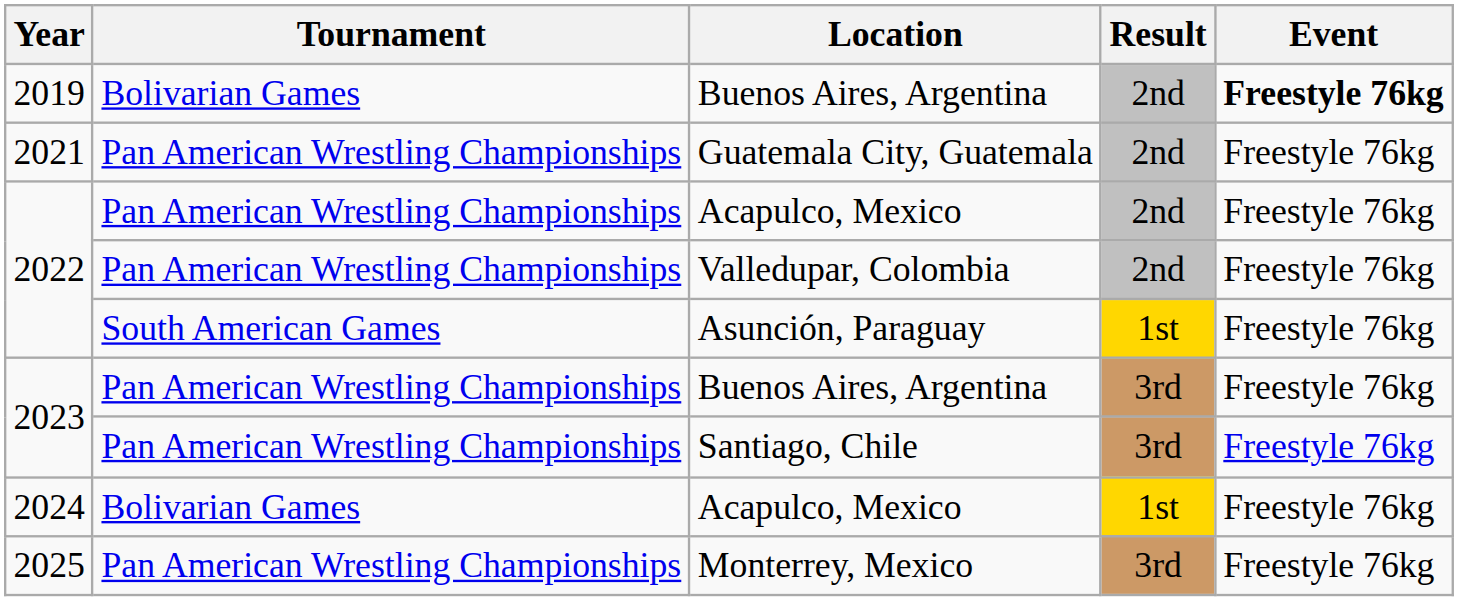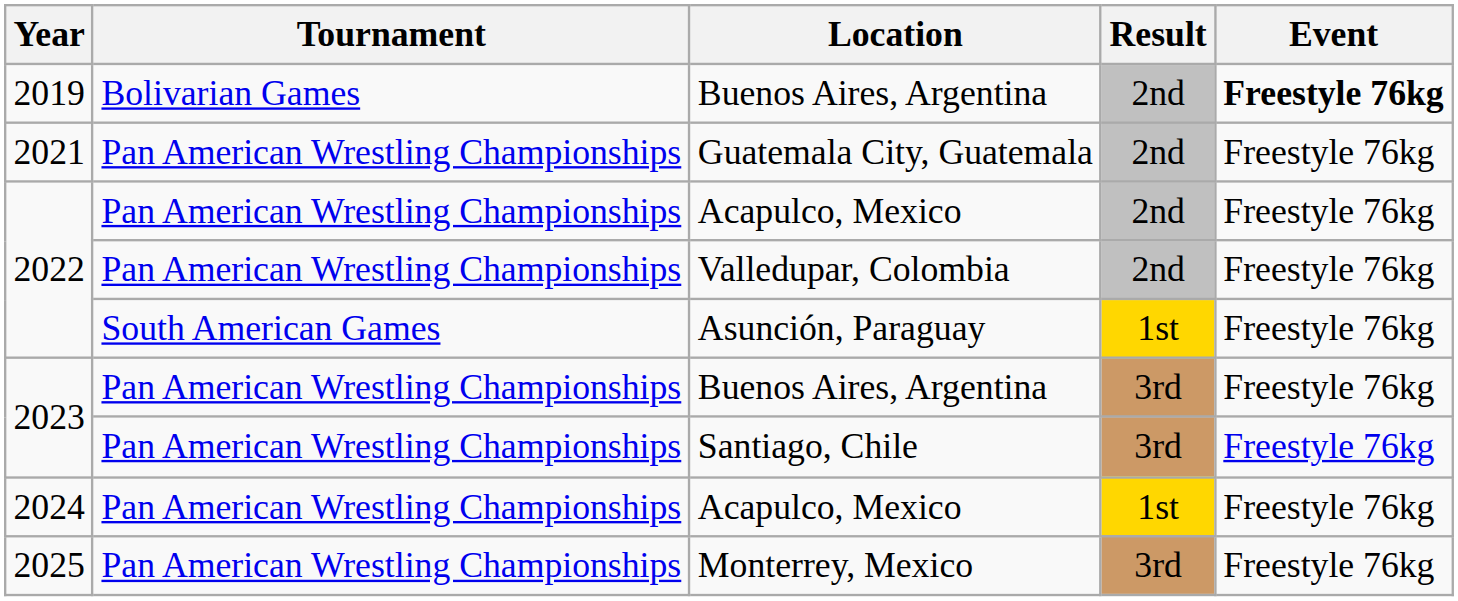(231, 505) Bolivarian Games -> (391, 505) Pan American Wrestling Championships
